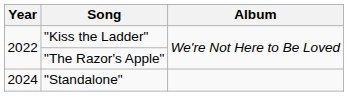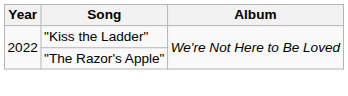- row: (83, 79)
